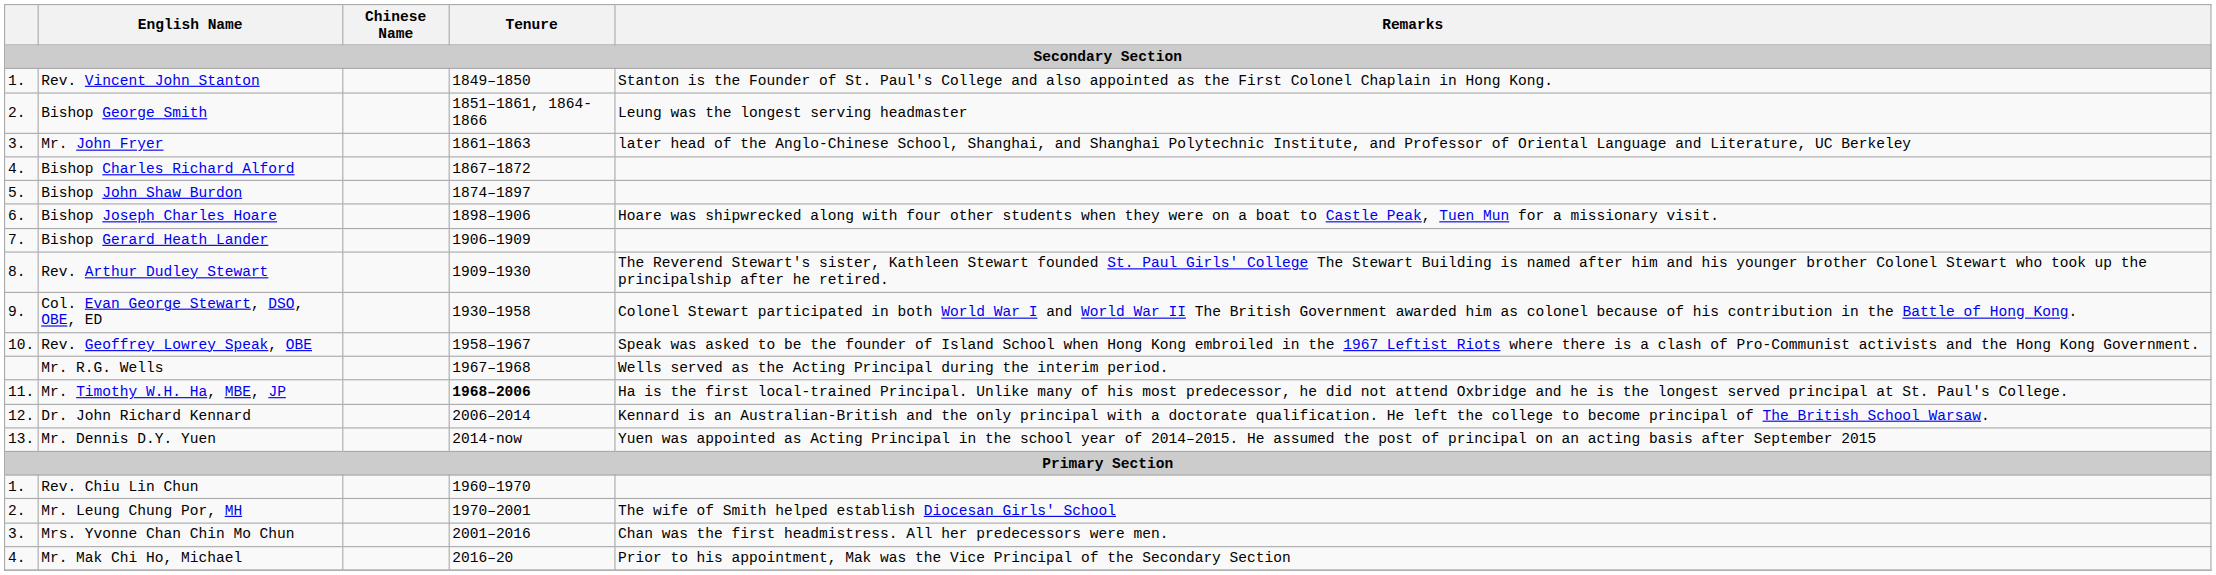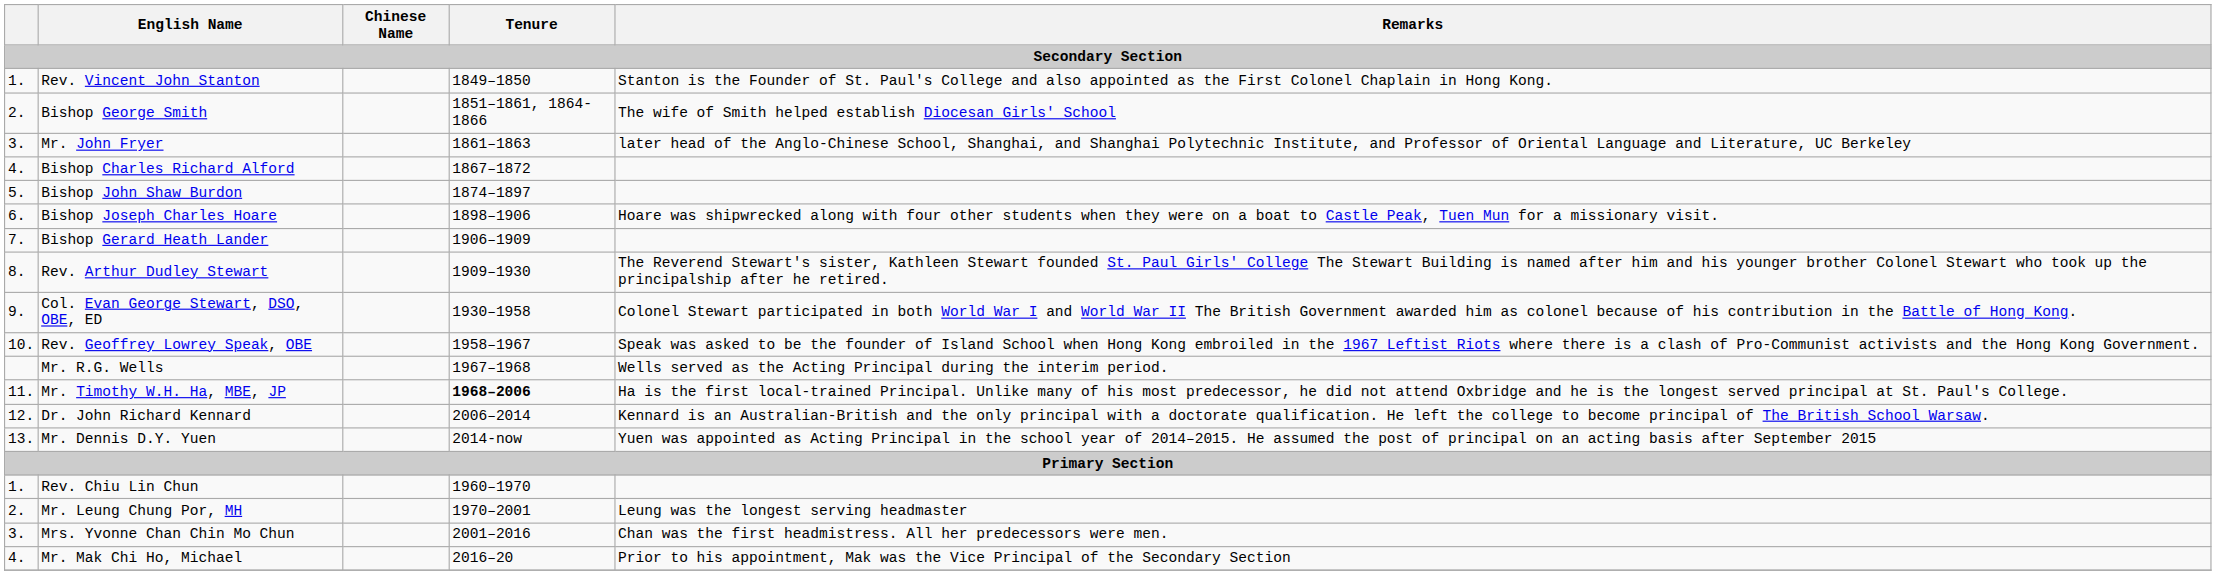(793, 113) Leung was the longest serving headmaster -> (867, 113) The wife of Smith helped establish Diocesan Girls' School
(867, 511) The wife of Smith helped establish Diocesan Girls' School -> (793, 511) Leung was the longest serving headmaster
